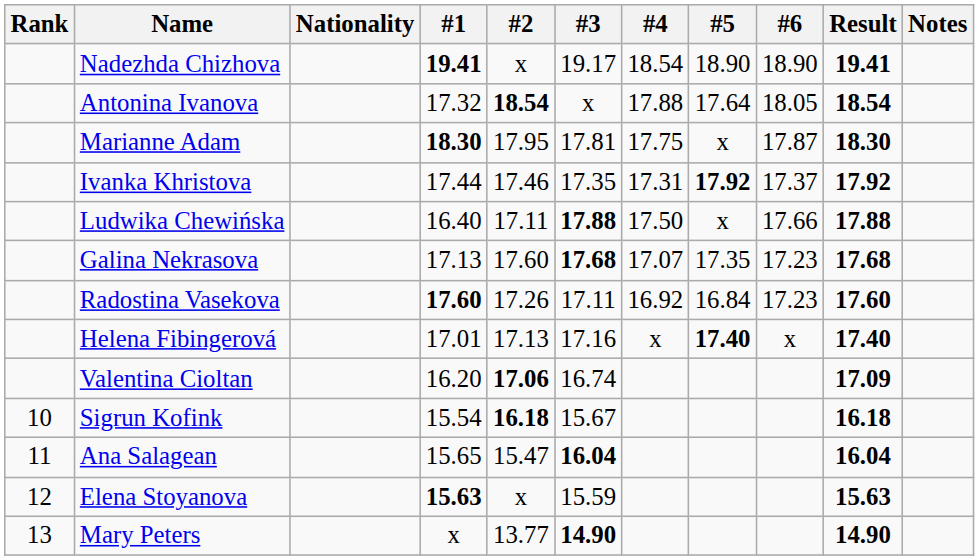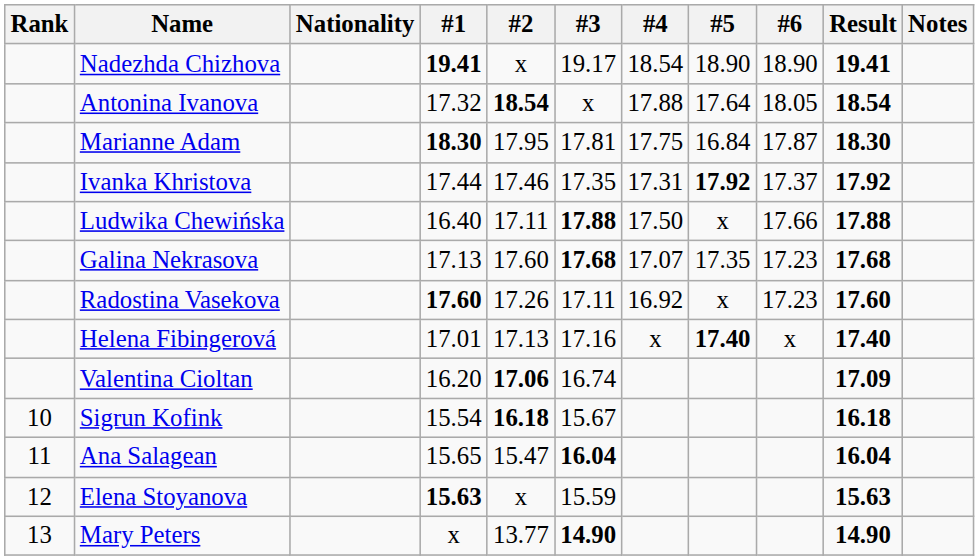(723, 142) x -> (723, 142) 16.84
(723, 299) 16.84 -> (723, 299) x
